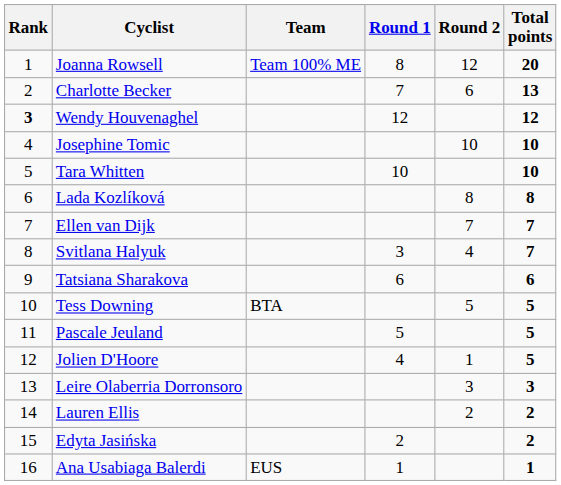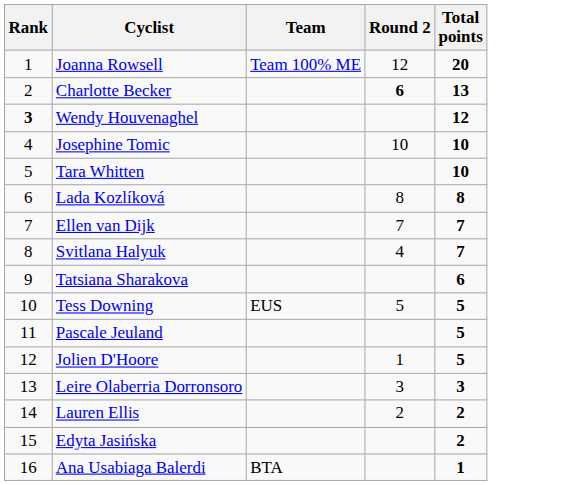- column: (400, 27)
(469, 90) normal -> (400, 90) bold
(266, 306) BTA -> (266, 306) EUS
(266, 467) EUS -> (266, 467) BTA
